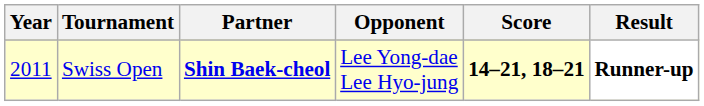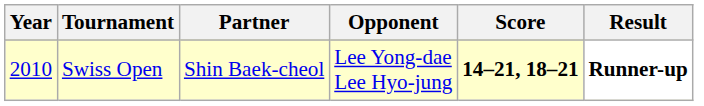(31, 69) 2011 -> (31, 69) 2010
(257, 69) bold -> (254, 69) normal
